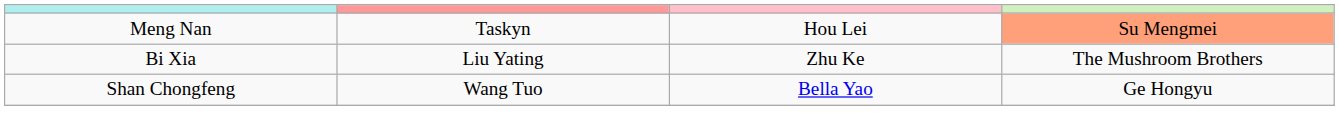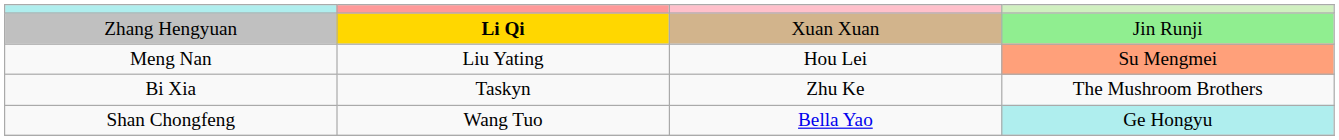+ row: (171, 28)
(503, 28) Taskyn -> (503, 59) Liu Yating
(503, 59) Liu Yating -> (503, 89) Taskyn
(1168, 89) no background -> (1168, 119) paleturquoise background
